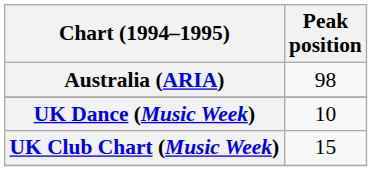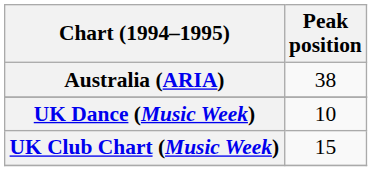(325, 79) 98 -> (325, 79) 38
